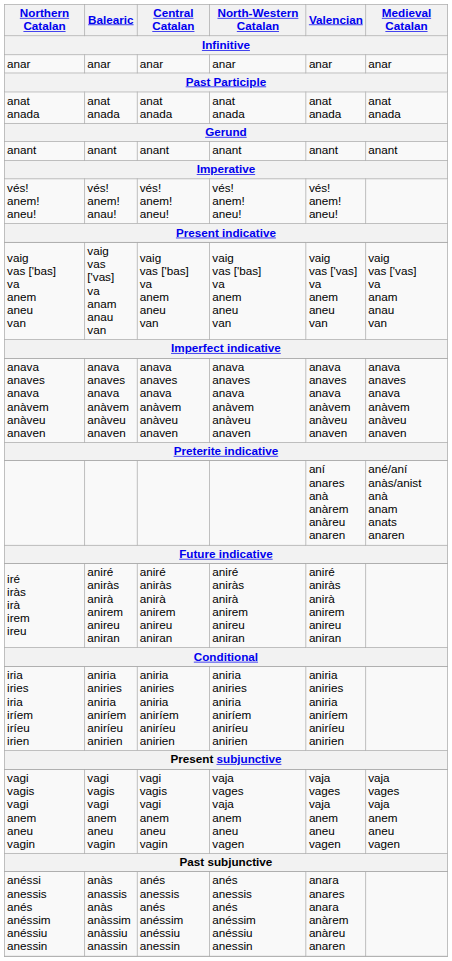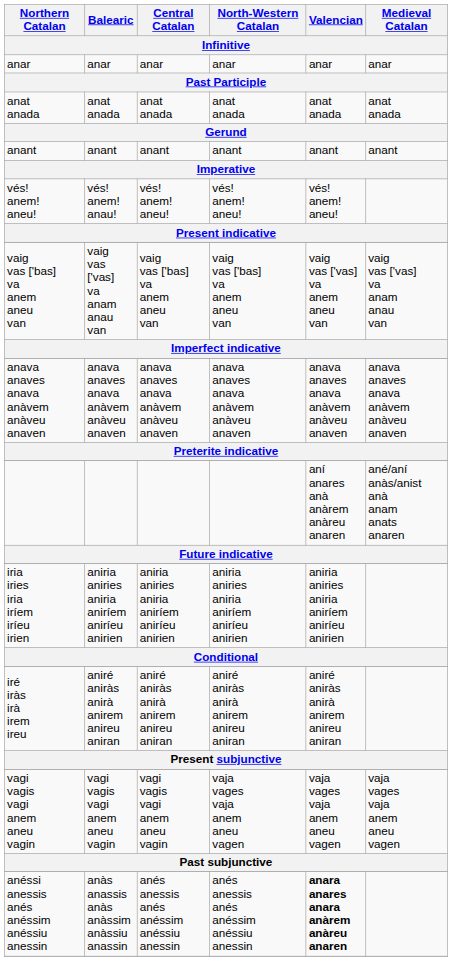rows swapped: (18, 605) <-> (20, 708)
(329, 914) normal -> (330, 914) bold
